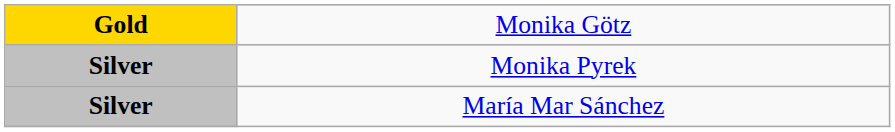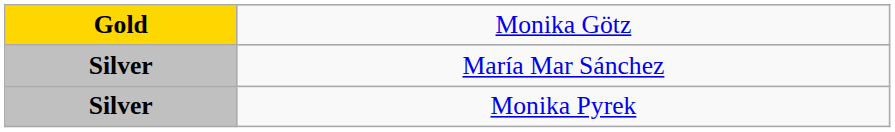rows swapped: (563, 106) <-> (563, 65)
